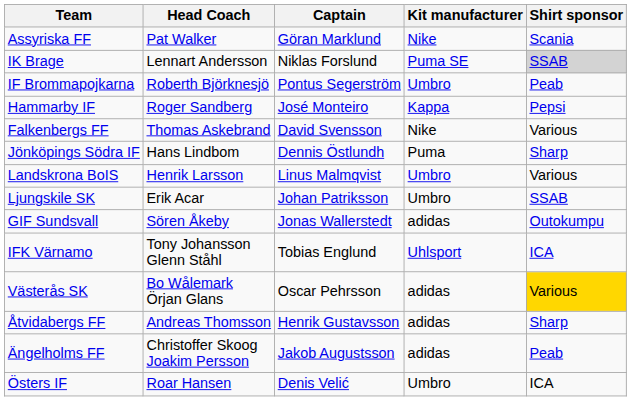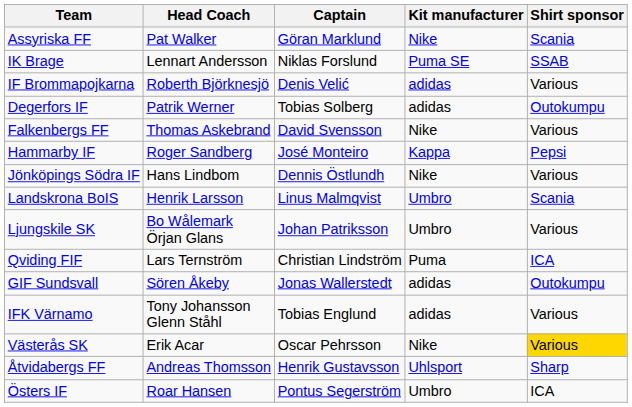(549, 61) lightgrey background -> (549, 61) no background
(339, 84) Pontus Segerström -> (313, 84) Denis Velić
(429, 84) Umbro -> (430, 84) adidas
(546, 84) Peab -> (554, 84) Various
+ row: (48, 107)
rows swapped: (58, 130) <-> (51, 107)
(426, 152) Puma -> (423, 175) Nike
(549, 152) Sharp -> (554, 175) Various
(553, 175) Various -> (552, 198) Scania
(175, 198) Erik Acar -> (190, 229) Bo Wålemark Örjan Glans
(549, 198) SSAB -> (554, 229) Various
+ row: (45, 260)
(434, 252) Uhlsport -> (430, 314) adidas
(541, 252) ICA -> (554, 314) Various
(190, 291) Bo Wålemark Örjan Glans -> (175, 345) Erik Acar
(429, 291) adidas -> (423, 345) Nike
(429, 322) adidas -> (435, 368) Uhlsport
- row: (56, 353)
(313, 384) Denis Velić -> (339, 390) Pontus Segerström
